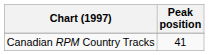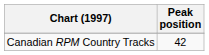(180, 42) 41 -> (180, 42) 42
